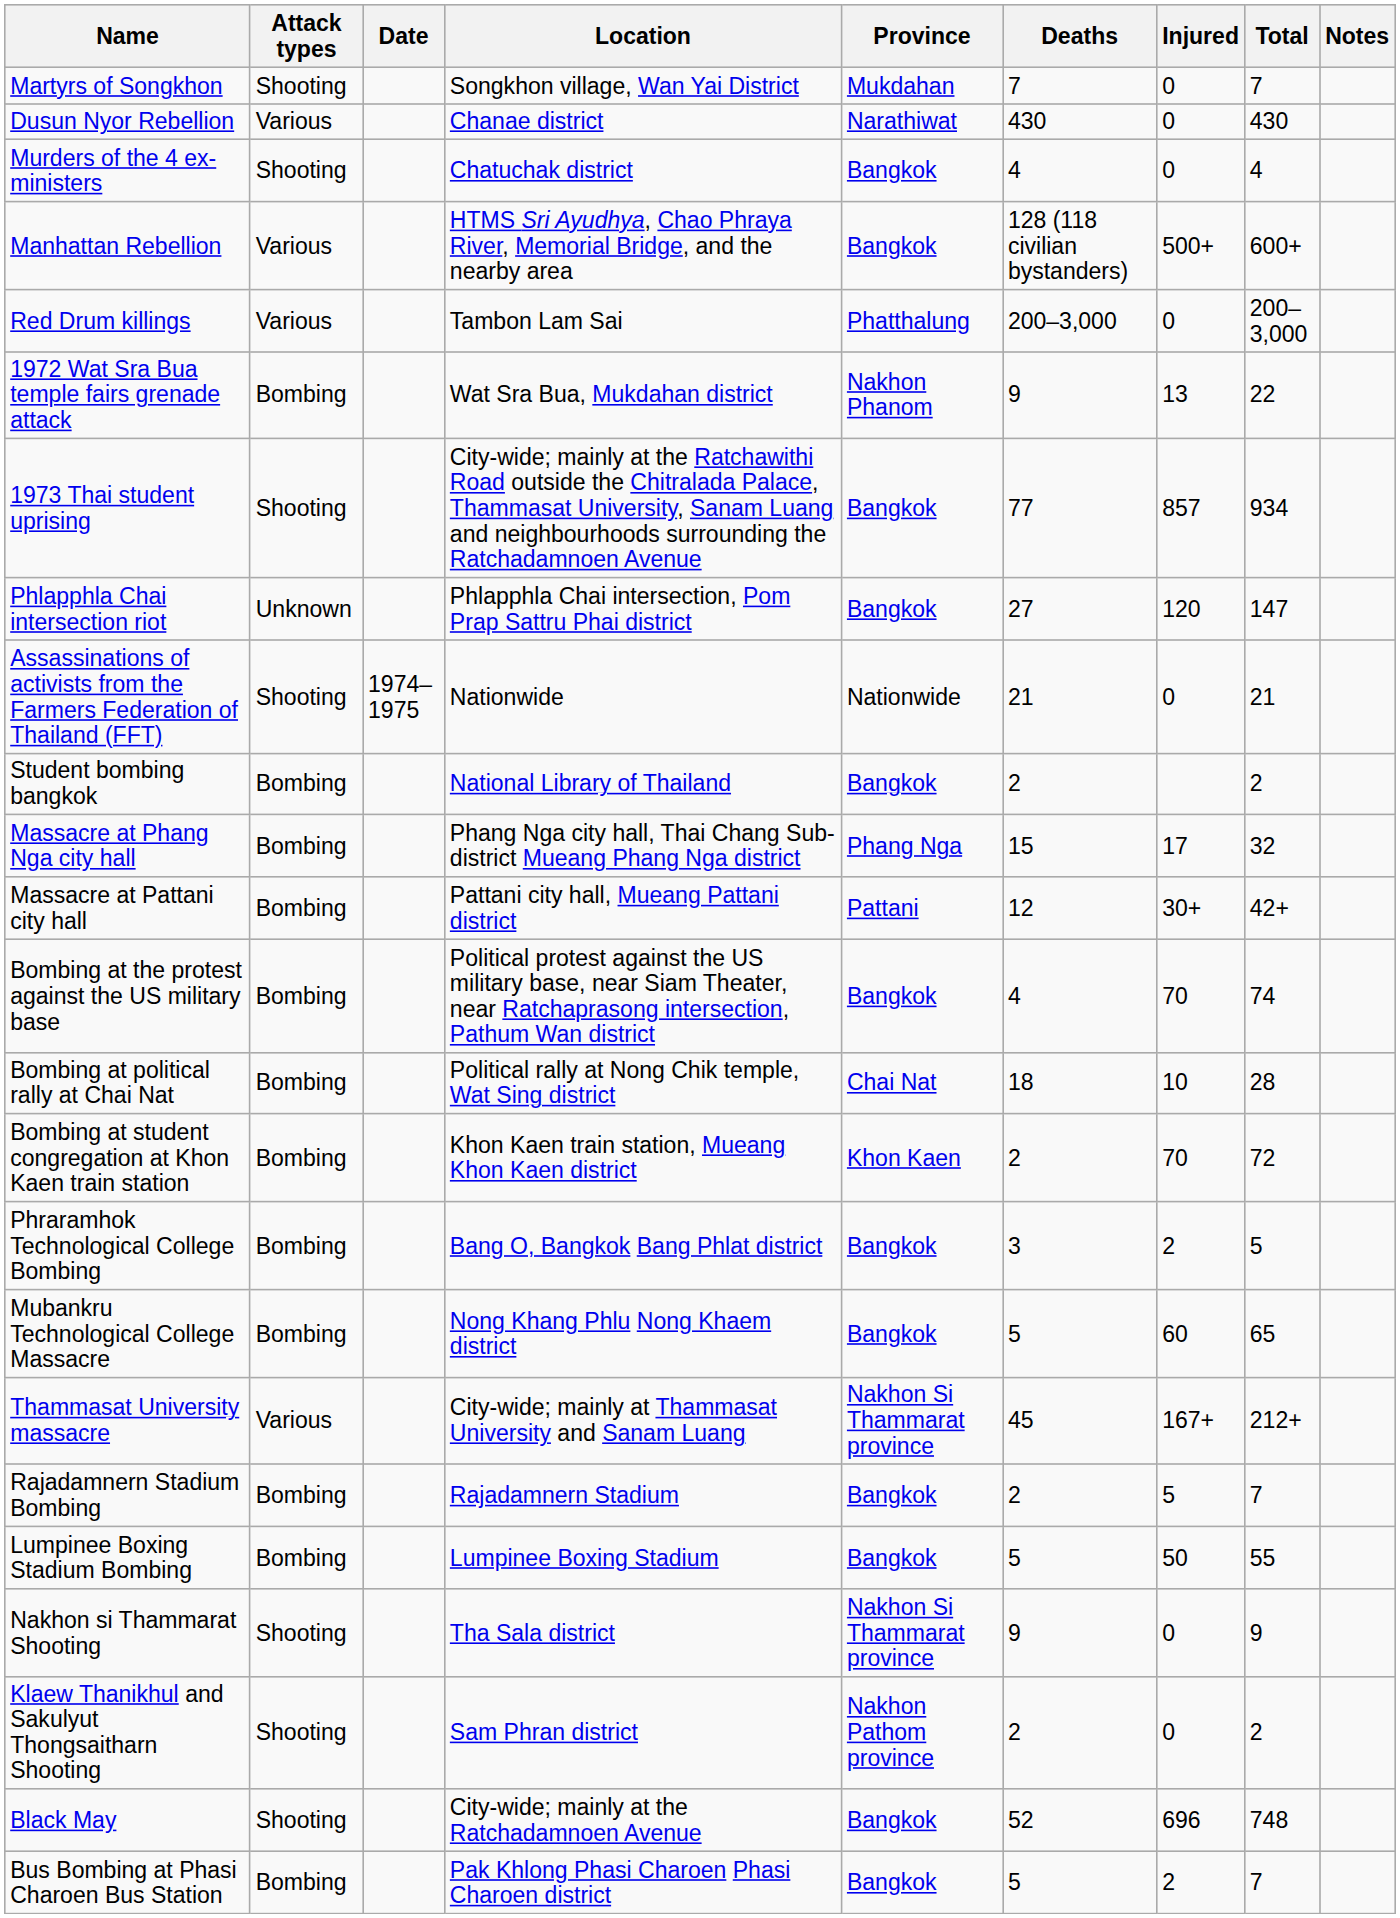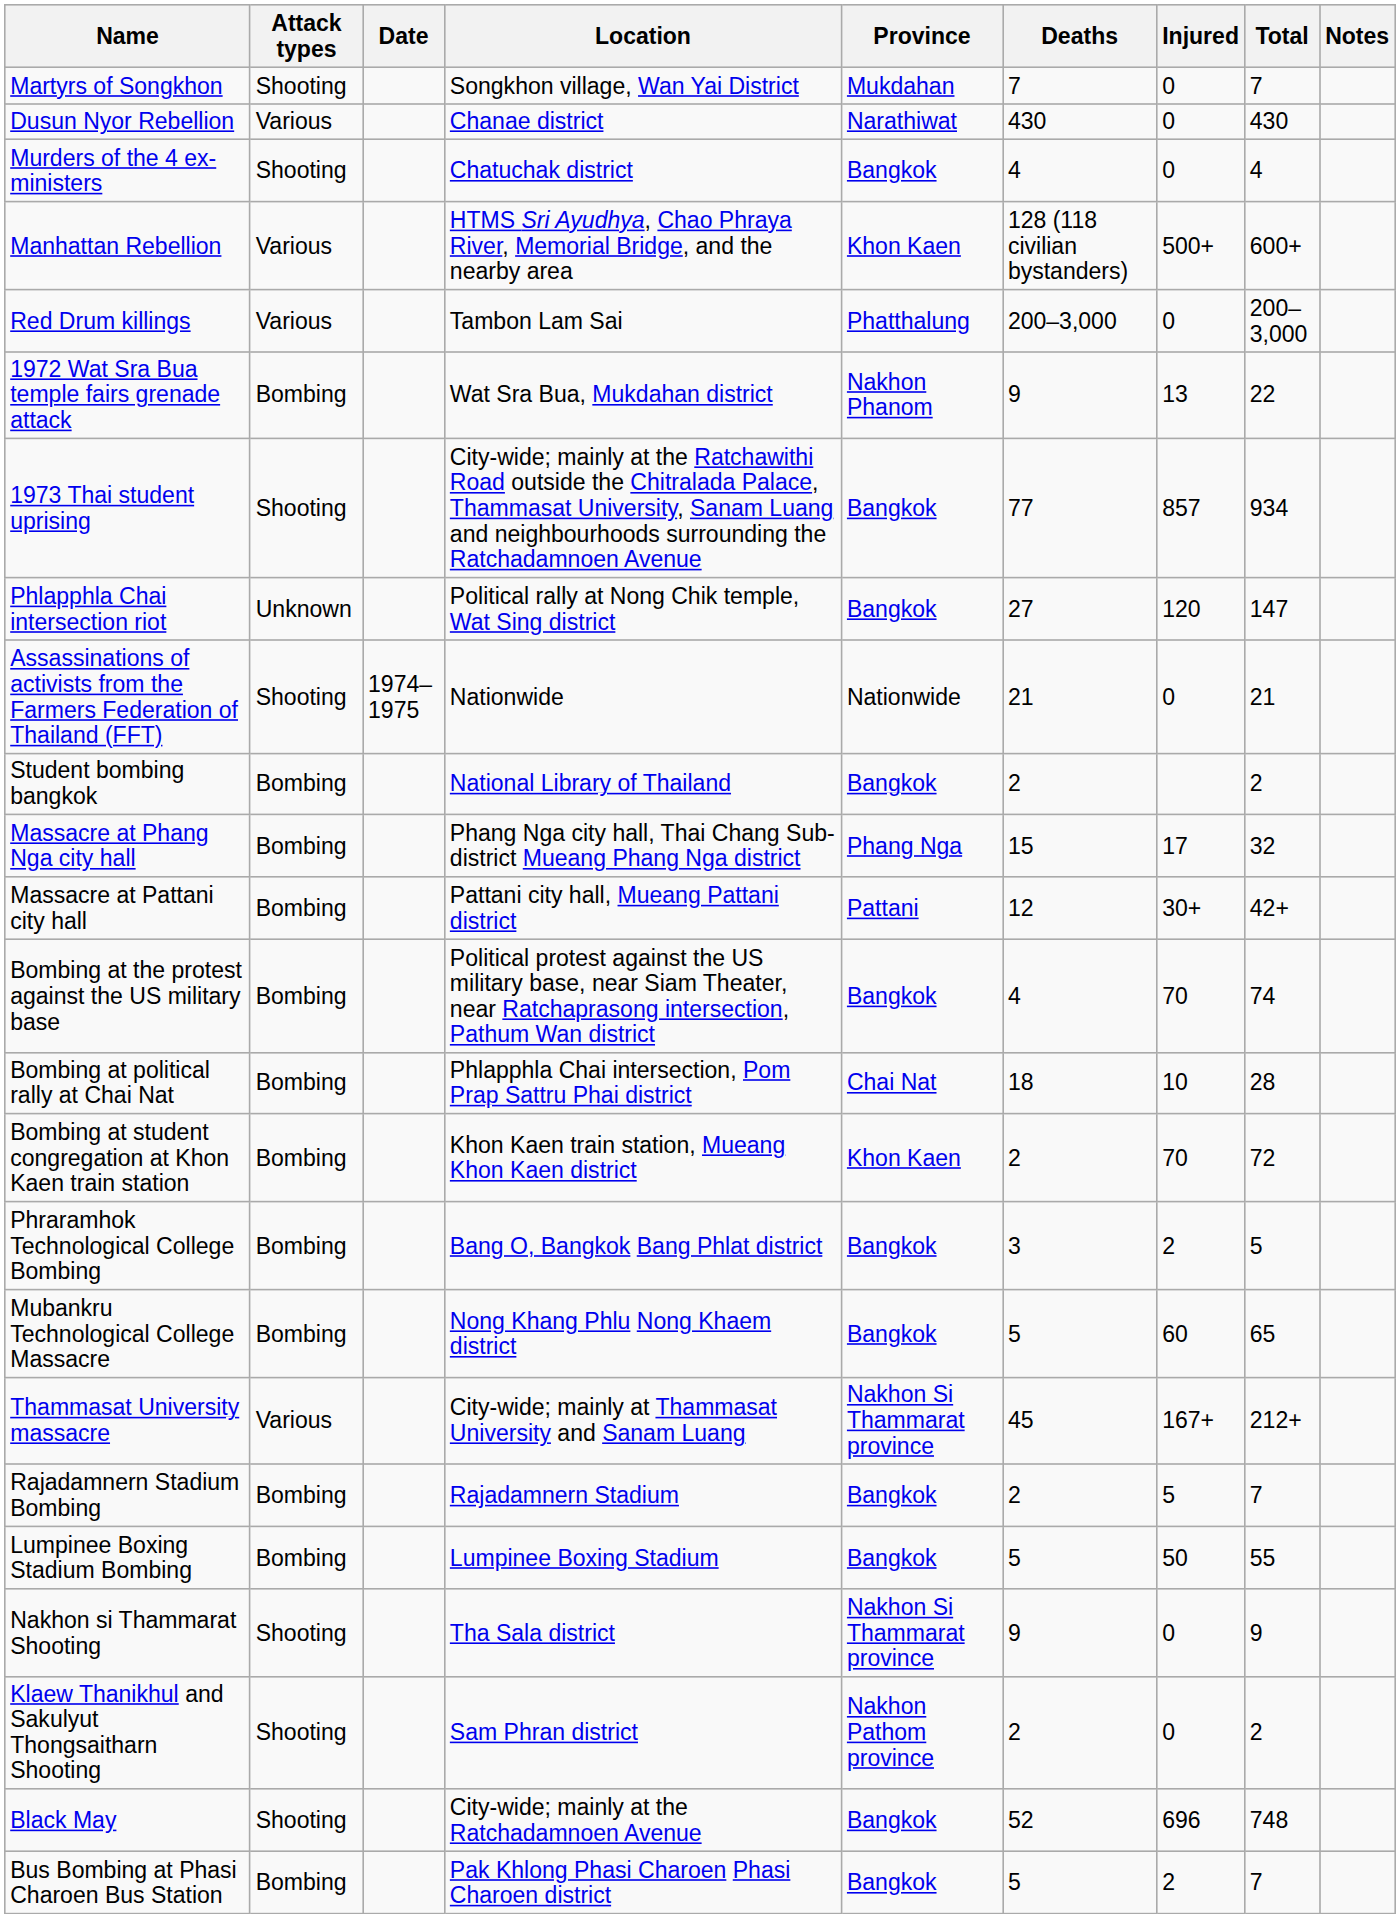(892, 246) Bangkok -> (904, 246) Khon Kaen
(620, 609) Phlapphla Chai intersection, Pom Prap Sattru Phai district -> (625, 609) Political rally at Nong Chik temple, Wat Sing district
(625, 1083) Political rally at Nong Chik temple, Wat Sing district -> (620, 1083) Phlapphla Chai intersection, Pom Prap Sattru Phai district
